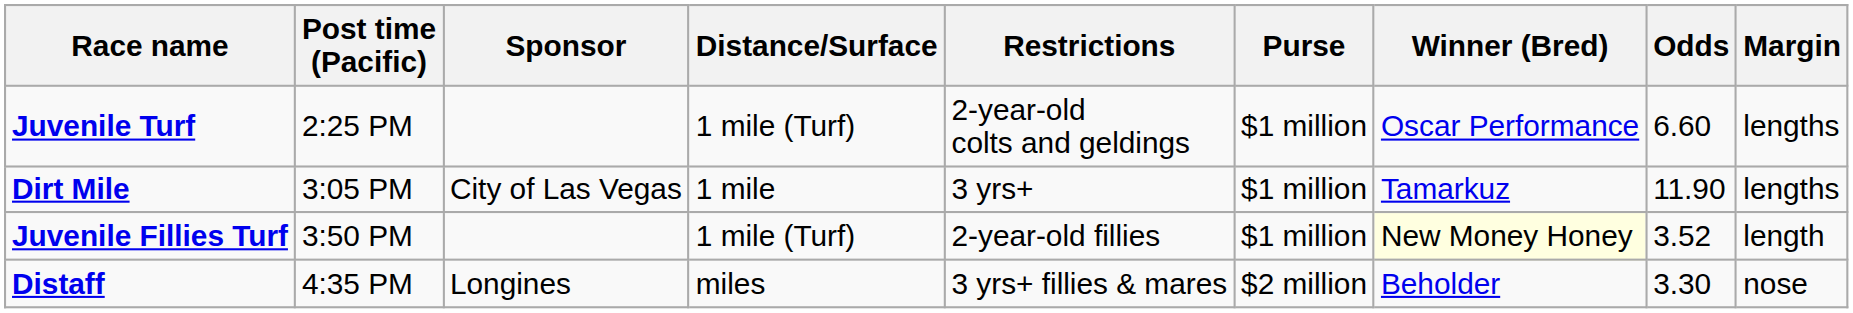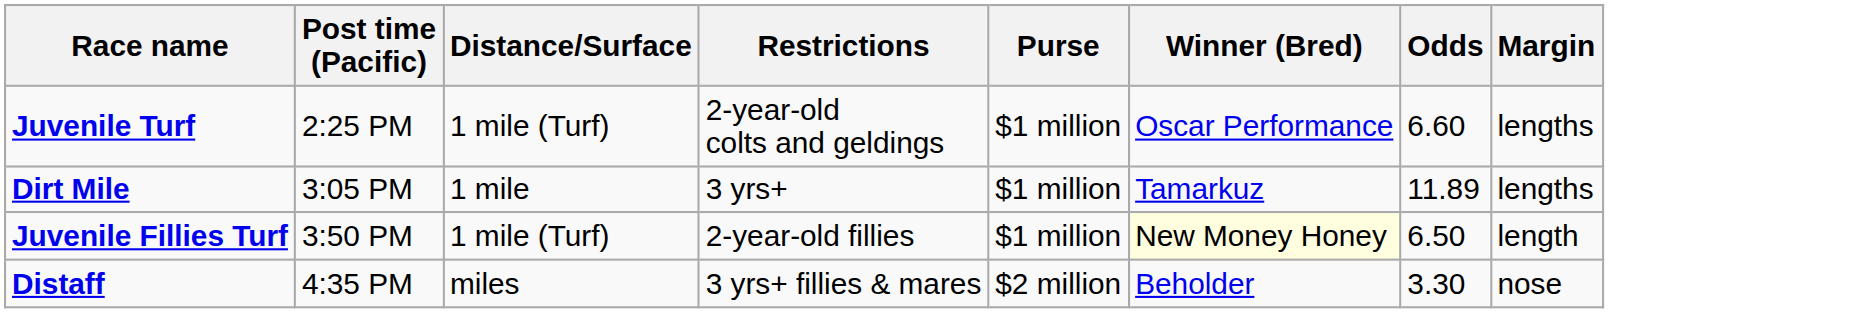- column: (566, 46)
(1689, 189) 11.90 -> (1444, 189) 11.89
(1682, 236) 3.52 -> (1436, 236) 6.50
